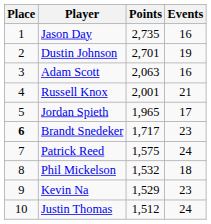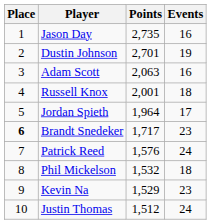(185, 92) 21 -> (185, 92) 18
(145, 111) 1,965 -> (145, 111) 1,964
(145, 151) 1,575 -> (145, 151) 1,576
